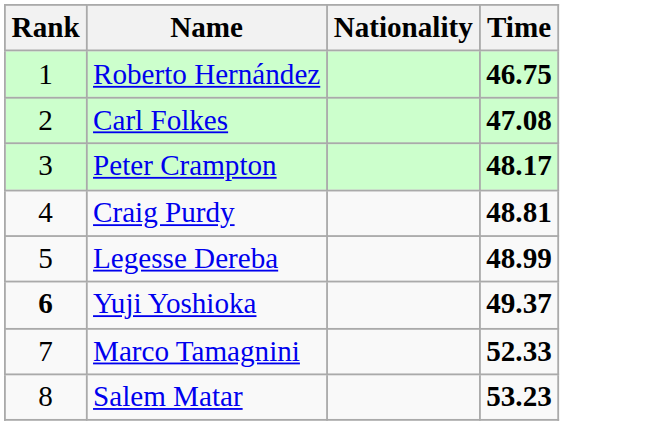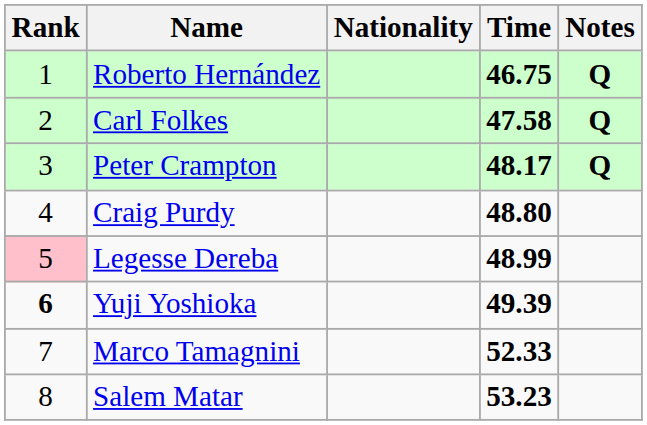+ column: (600, 27)
(519, 119) 47.08 -> (519, 119) 47.58
(519, 212) 48.81 -> (519, 212) 48.80
(46, 258) no background -> (46, 258) pink background
(519, 304) 49.37 -> (519, 304) 49.39
